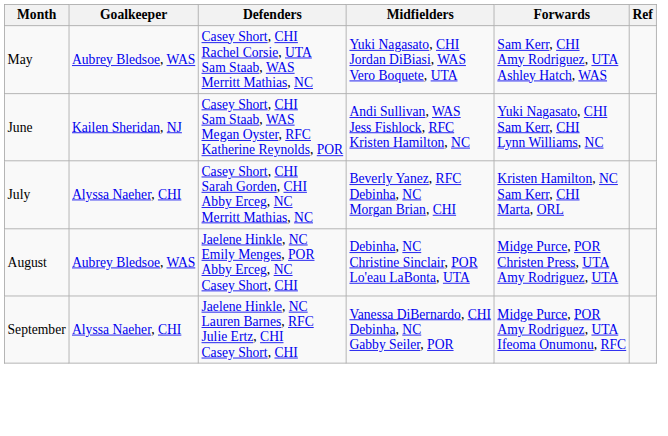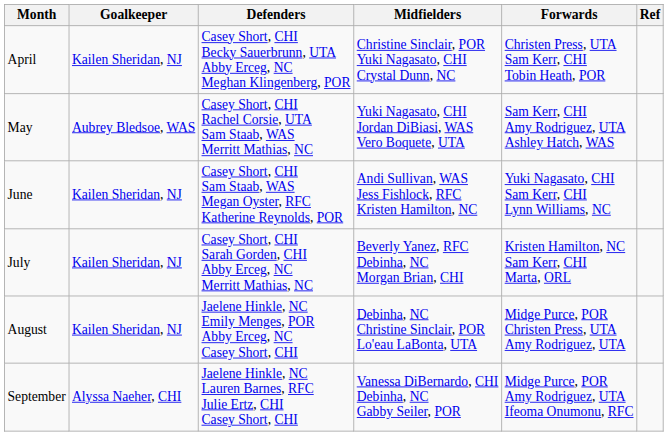+ row: (22, 59)
(127, 194) Alyssa Naeher, CHI -> (127, 262) Kailen Sheridan, NJ
(134, 262) Aubrey Bledsoe, WAS -> (127, 329) Kailen Sheridan, NJ
